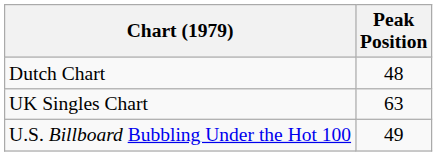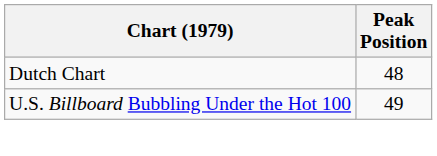- row: (79, 103)
